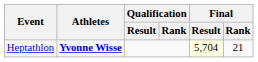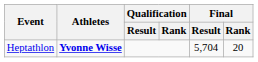(206, 48) lightyellow background -> (206, 48) no background
(238, 48) 21 -> (238, 48) 20
